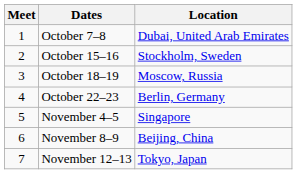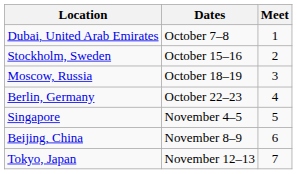columns swapped: (21, 14) <-> (213, 14)
